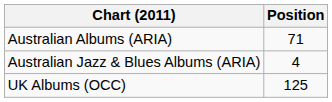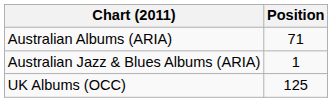(296, 62) 4 -> (296, 62) 1
